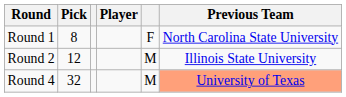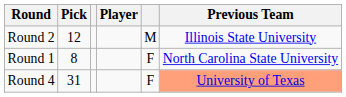rows swapped: (31, 37) <-> (31, 59)
(74, 80) 32 -> (74, 80) 31
(150, 80) M -> (150, 80) F
